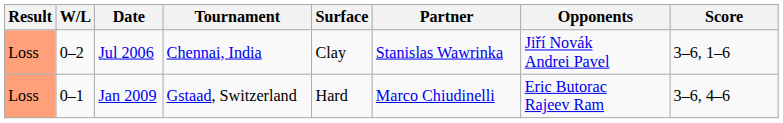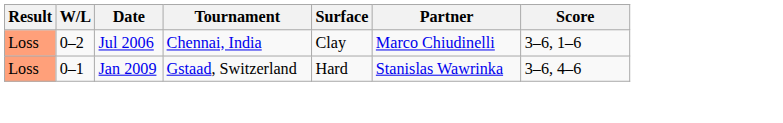- column: (595, 17)
(439, 52) Stanislas Wawrinka -> (435, 42) Marco Chiudinelli
(435, 95) Marco Chiudinelli -> (439, 68) Stanislas Wawrinka
